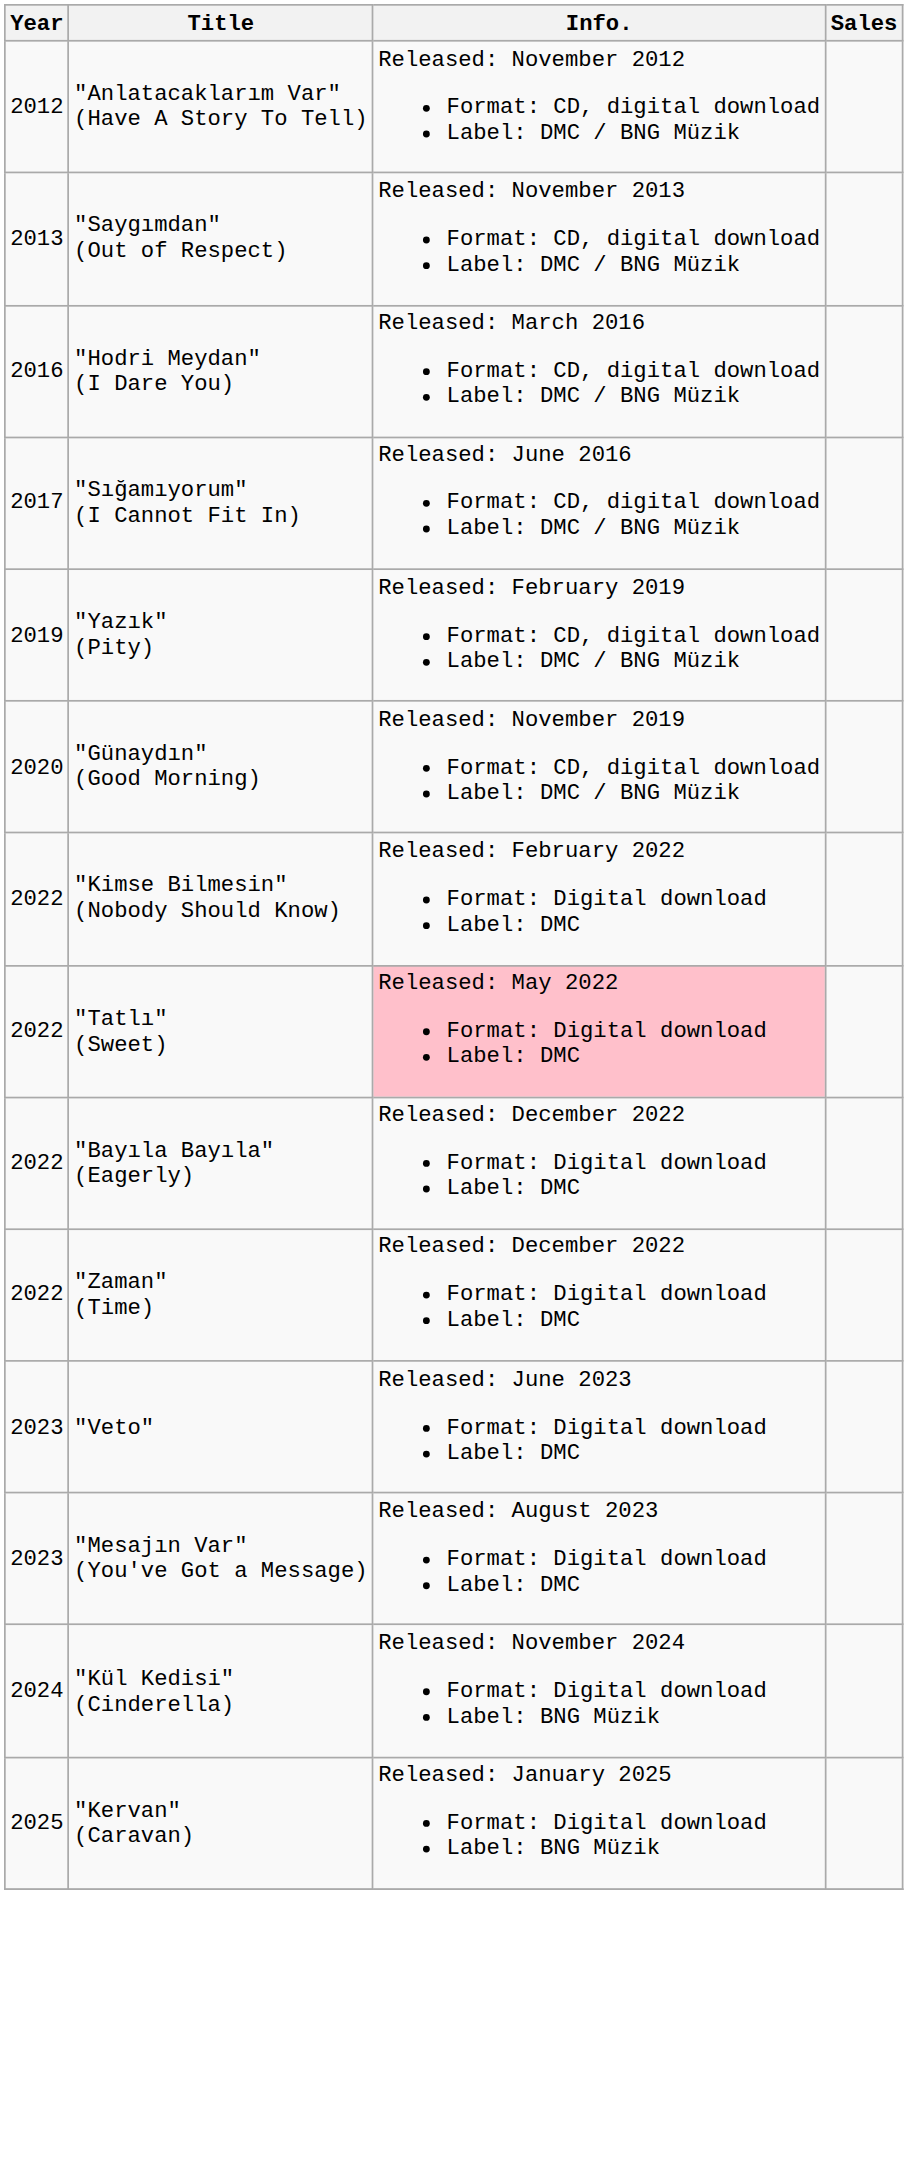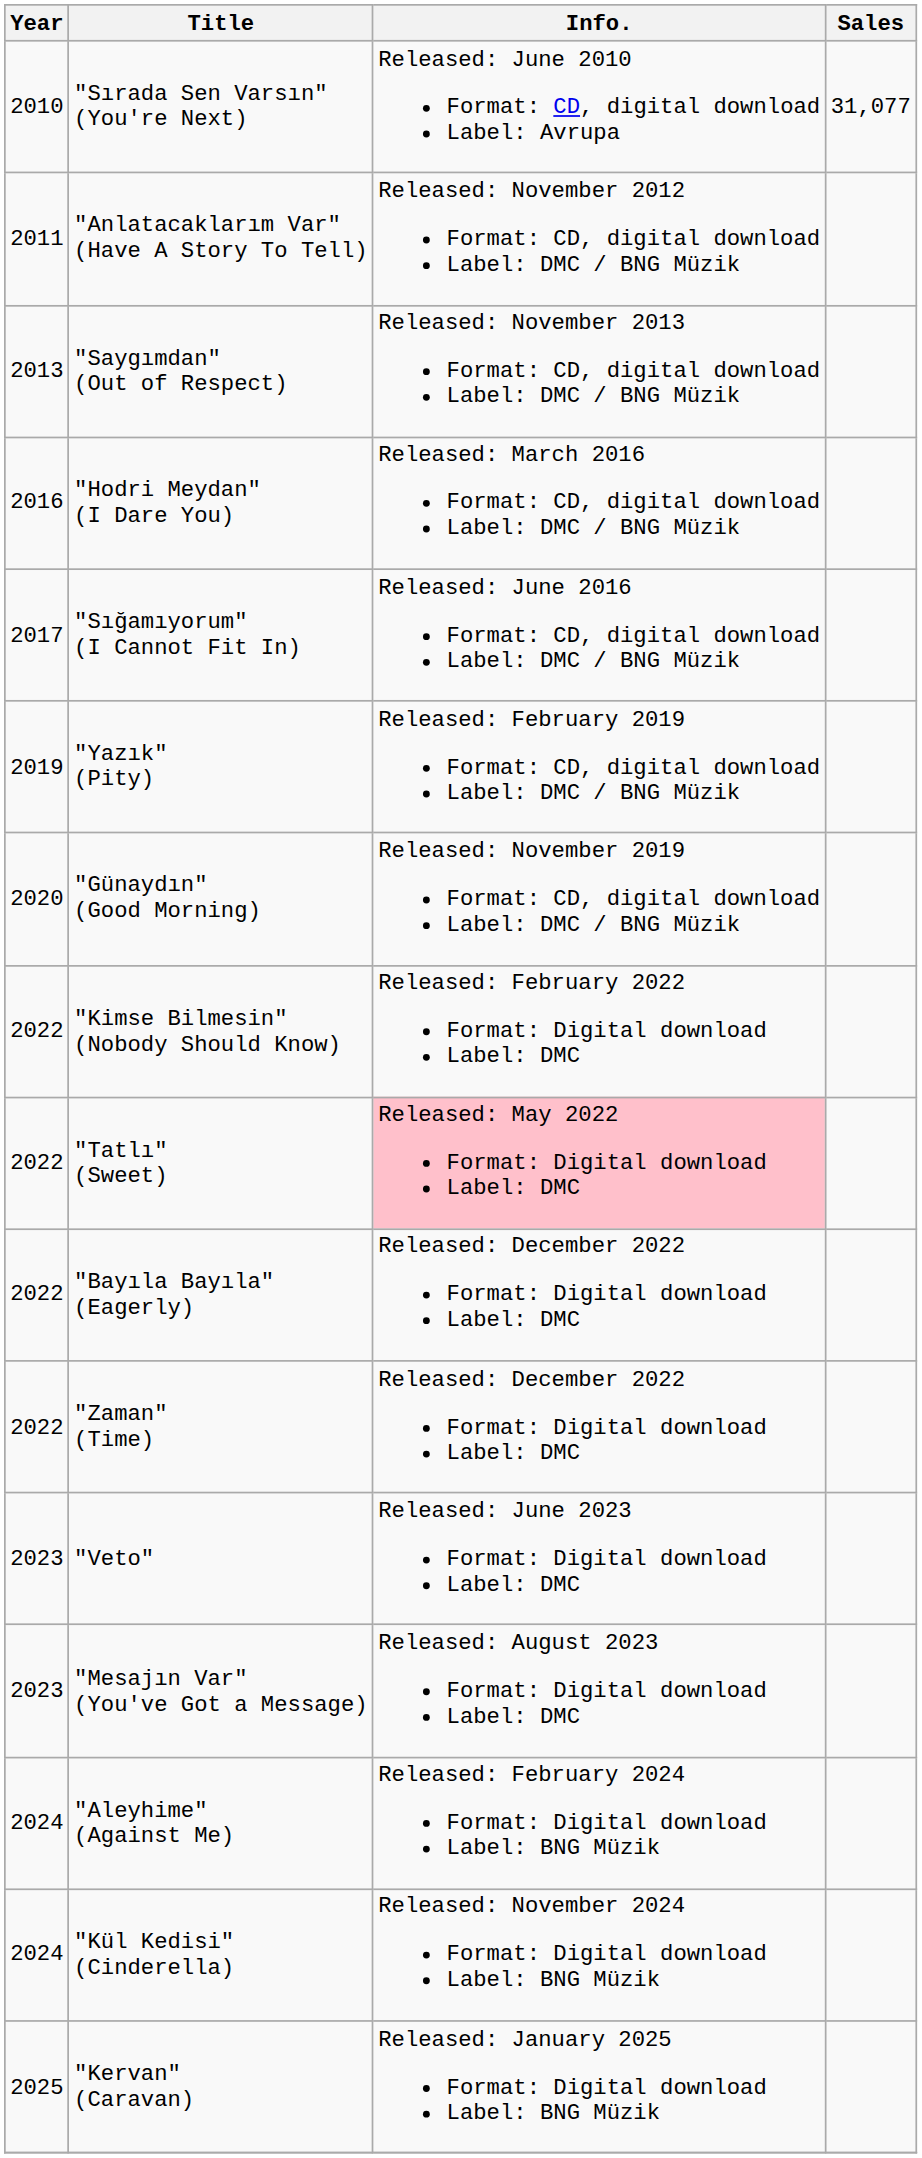+ row: (201, 107)
(37, 107) 2012 -> (37, 239) 2011
+ row: (154, 1823)
